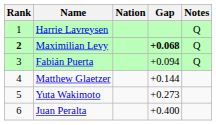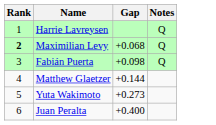- column: (130, 12)
(165, 45) bold -> (130, 45) normal
(165, 62) +0.094 -> (130, 62) +0.098
